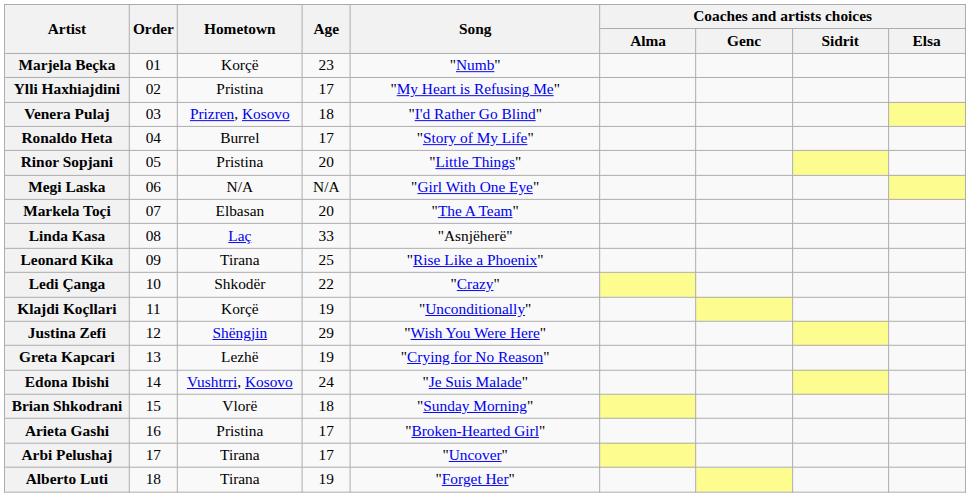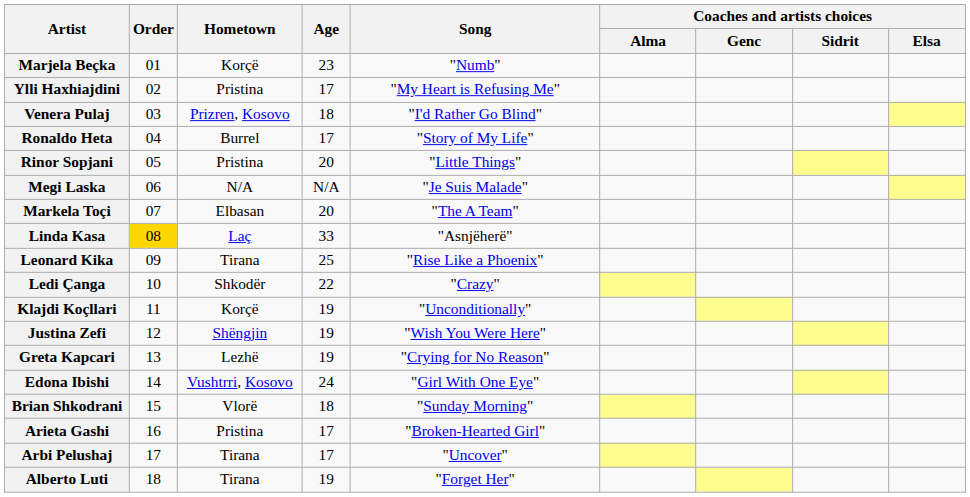(475, 187) "Girl With One Eye" -> (475, 187) "Je Suis Malade"
(153, 235) no background -> (153, 235) gold background
(326, 333) 29 -> (326, 333) 19
(475, 382) "Je Suis Malade" -> (475, 382) "Girl With One Eye"
